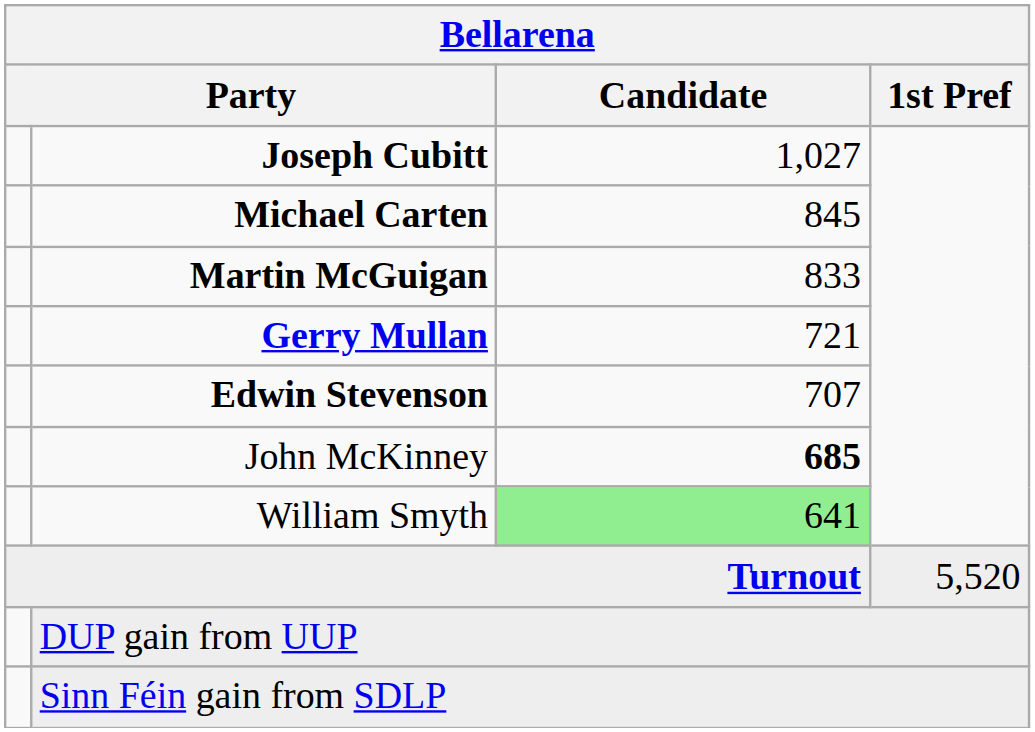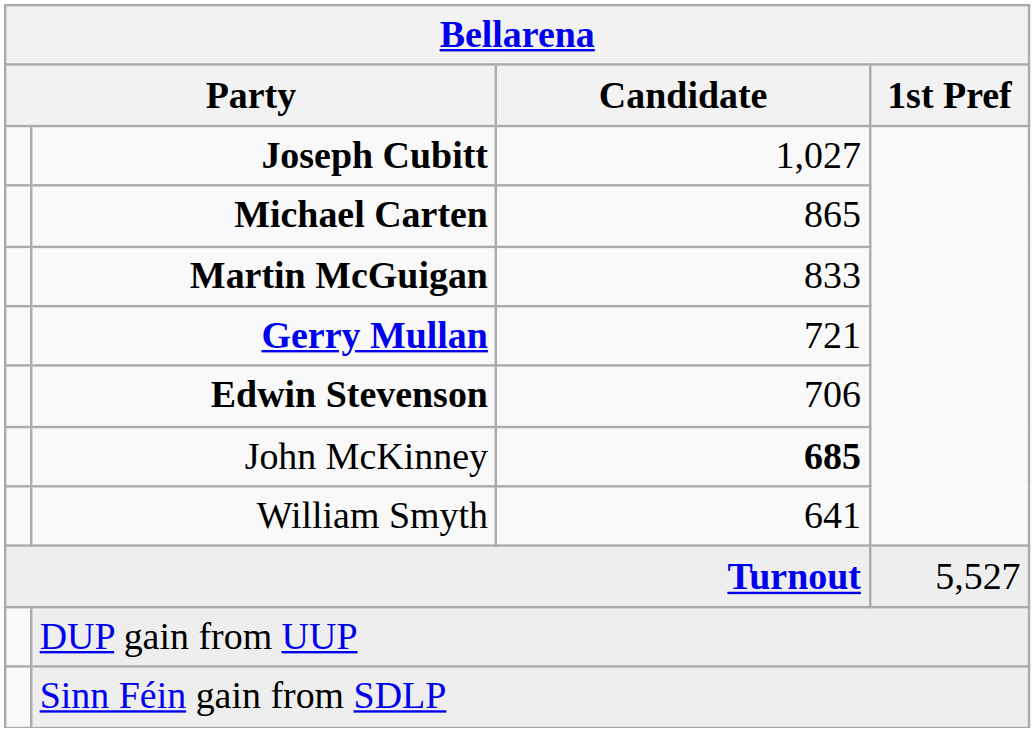(832, 214) 845 -> (832, 214) 865
(832, 395) 707 -> (832, 395) 706
(832, 515) lightgreen background -> (832, 515) no background
(978, 575) 5,520 -> (978, 575) 5,527
